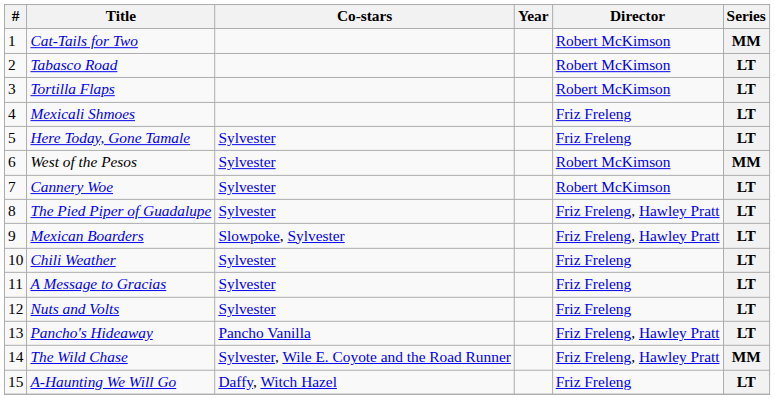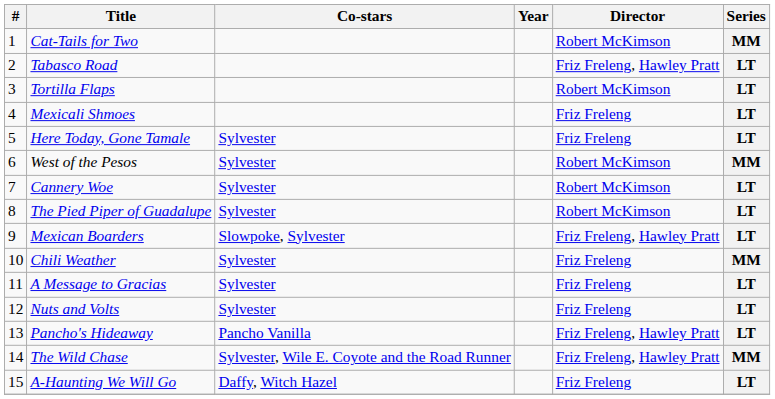(613, 65) Robert McKimson -> (638, 65) Friz Freleng, Hawley Pratt
(638, 211) Friz Freleng, Hawley Pratt -> (613, 211) Robert McKimson
(746, 260) LT -> (746, 260) MM
